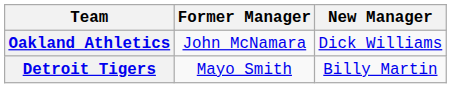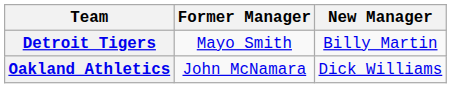rows swapped: (89, 69) <-> (89, 43)
